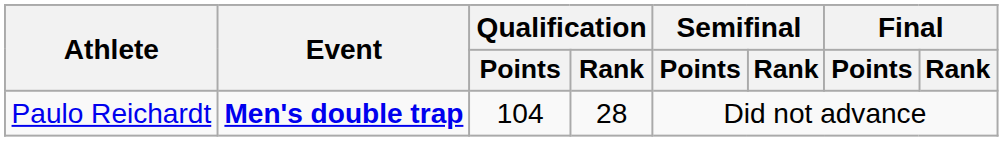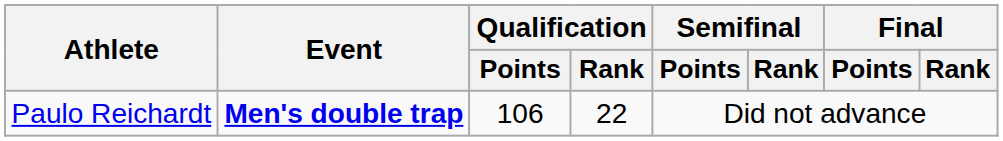(520, 114) 104 -> (520, 114) 106
(612, 114) 28 -> (612, 114) 22
